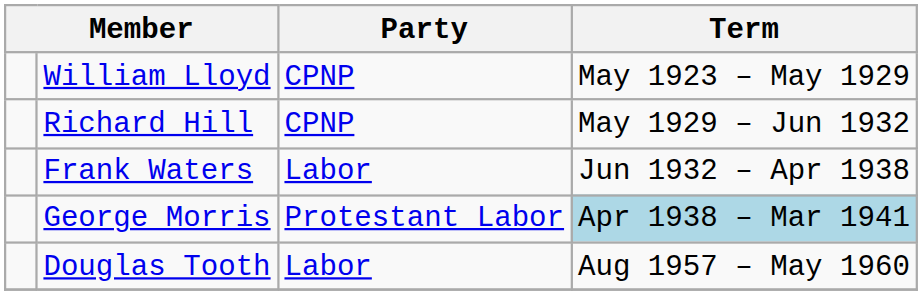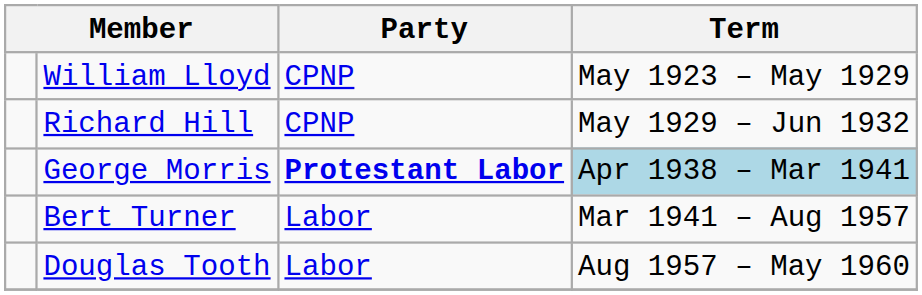- row: (148, 171)
(424, 219) normal -> (424, 171) bold
+ row: (140, 219)
